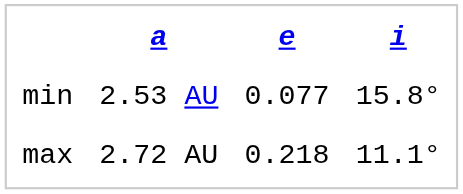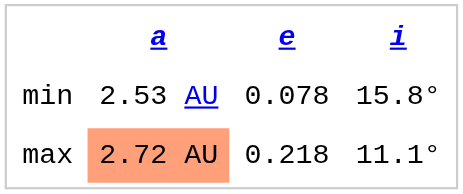(287, 97) 0.077 -> (287, 97) 0.078
(159, 156) no background -> (159, 156) lightsalmon background
